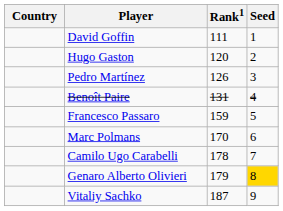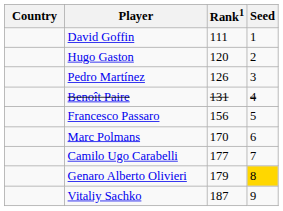(219, 116) 159 -> (219, 116) 156
(219, 156) 178 -> (219, 156) 177
